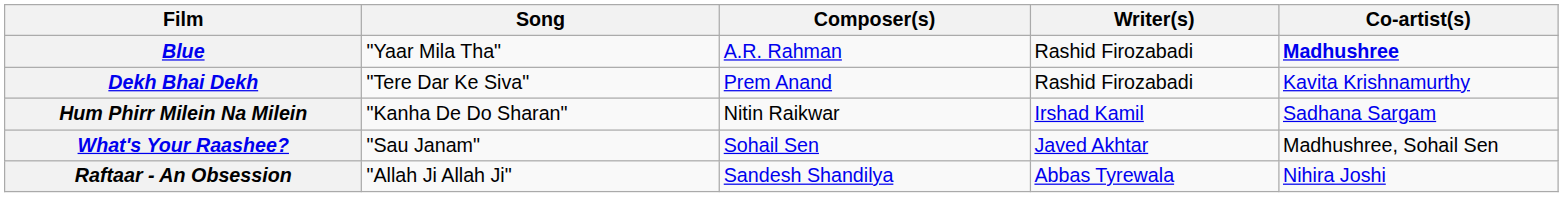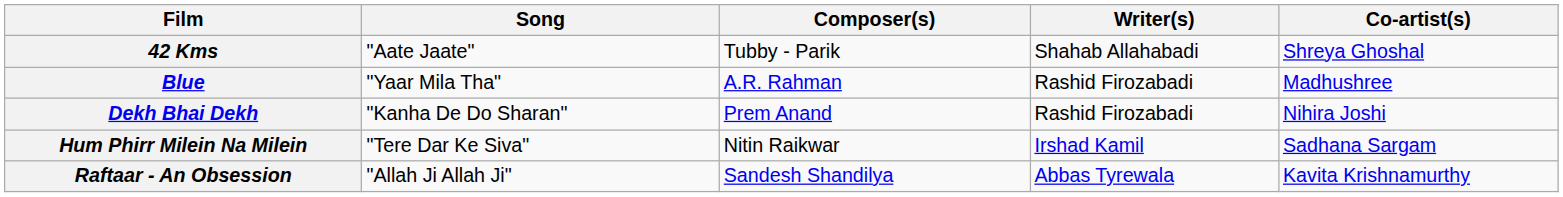+ row: (183, 51)
(1341, 51) bold -> (1338, 82) normal
(448, 82) "Tere Dar Ke Siva" -> (467, 113) "Kanha De Do Sharan"
(1377, 82) Kavita Krishnamurthy -> (1334, 113) Nihira Joshi
(467, 113) "Kanha De Do Sharan" -> (448, 144) "Tere Dar Ke Siva"
- row: (183, 144)
(1334, 176) Nihira Joshi -> (1377, 176) Kavita Krishnamurthy
